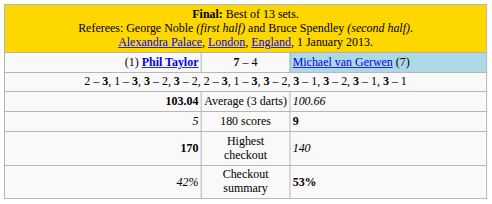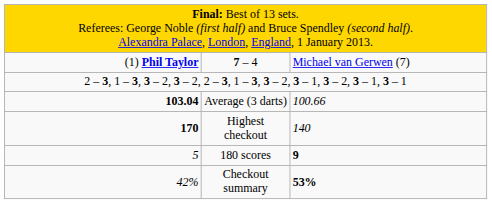(351, 62) lightblue background -> (351, 62) no background
rows swapped: (246, 121) <-> (246, 148)
